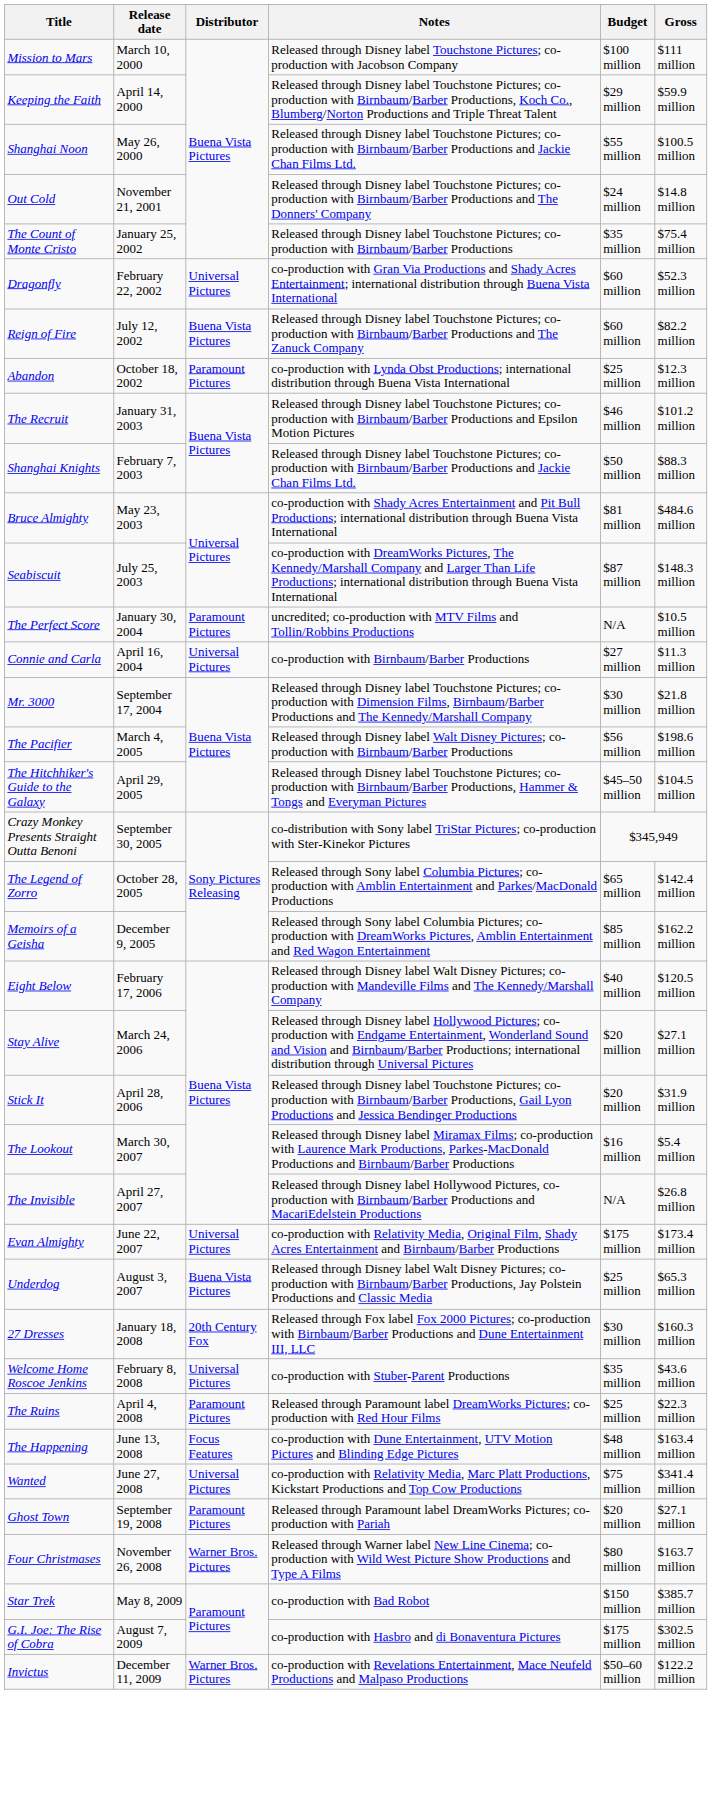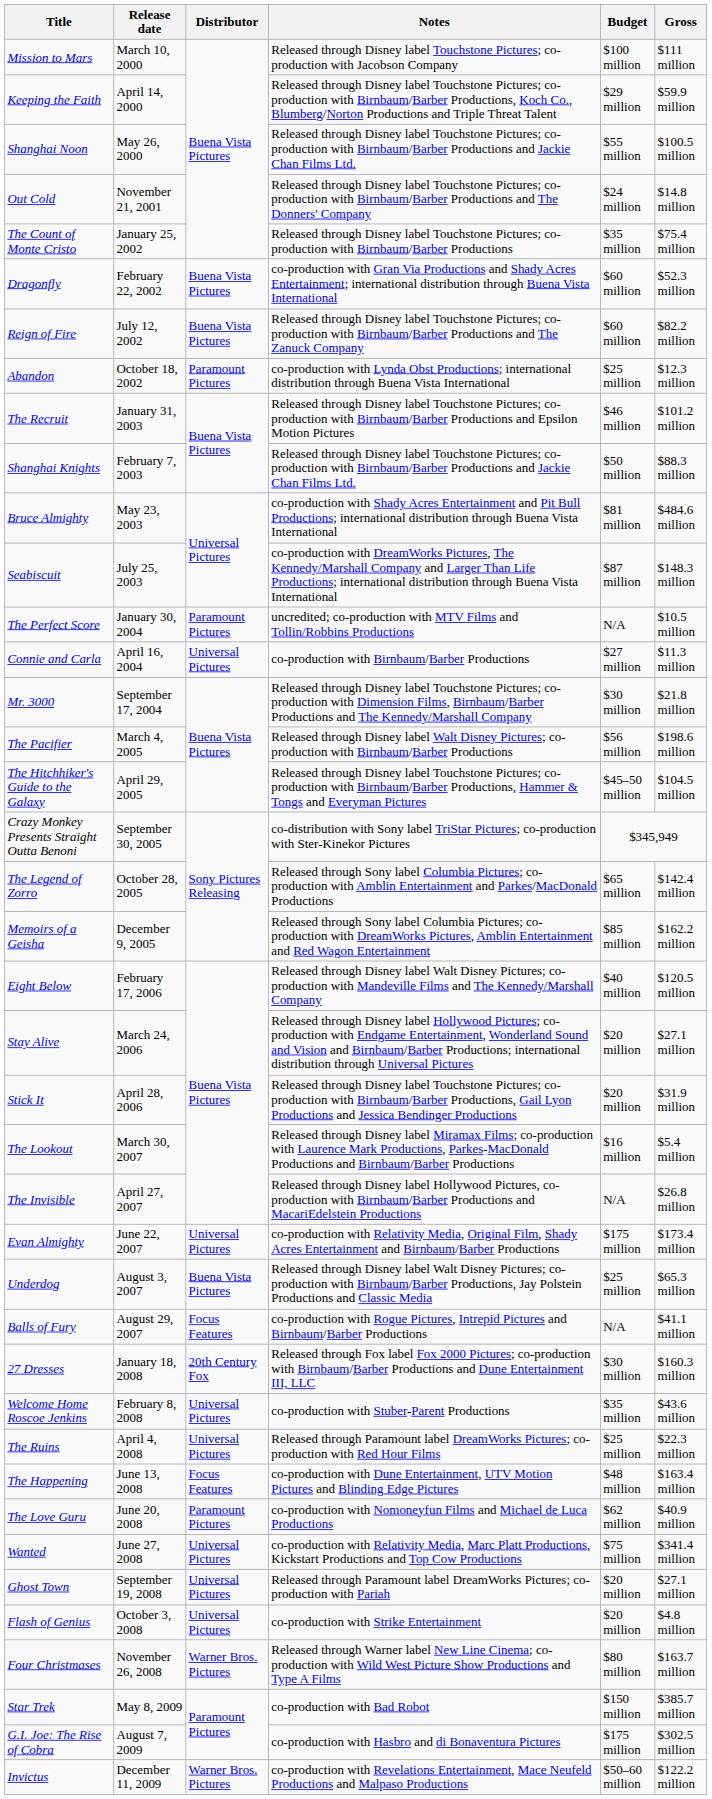(214, 283) Universal Pictures -> (220, 283) Buena Vista Pictures
+ row: (42, 1326)
(217, 1411) Paramount Pictures -> (214, 1446) Universal Pictures
+ row: (47, 1516)
(217, 1516) Paramount Pictures -> (214, 1587) Universal Pictures
+ row: (49, 1622)
